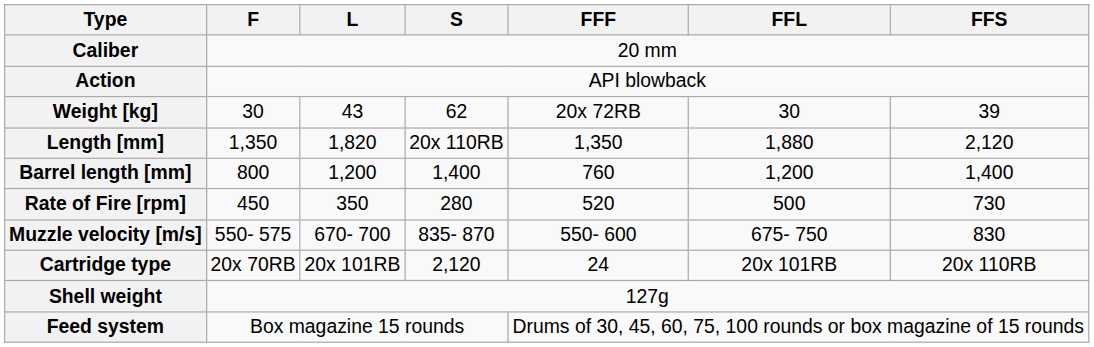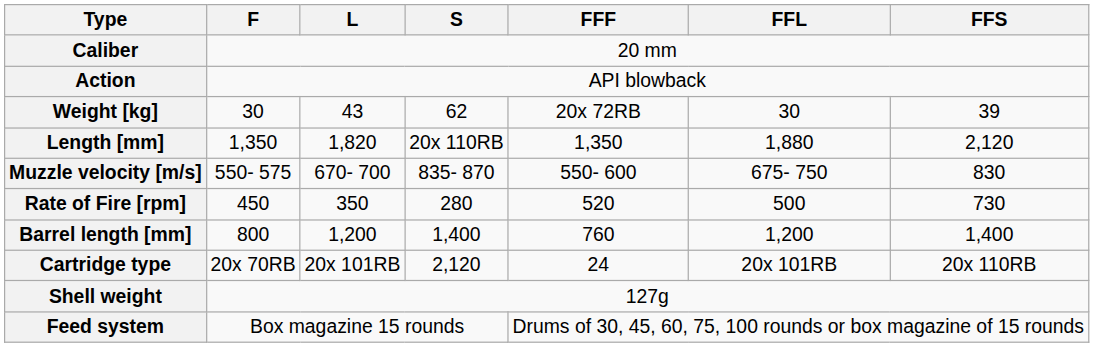rows swapped: (105, 173) <-> (105, 234)
